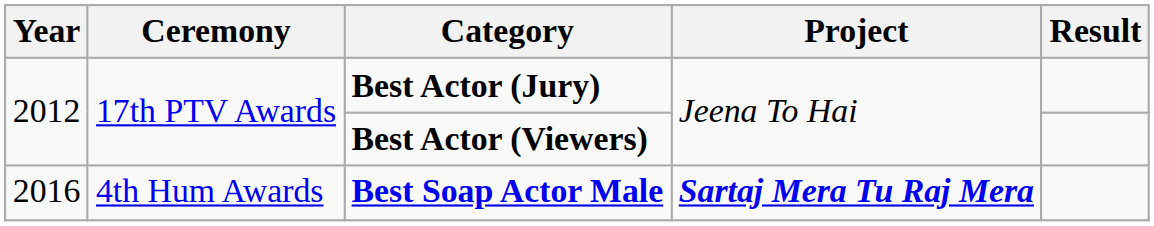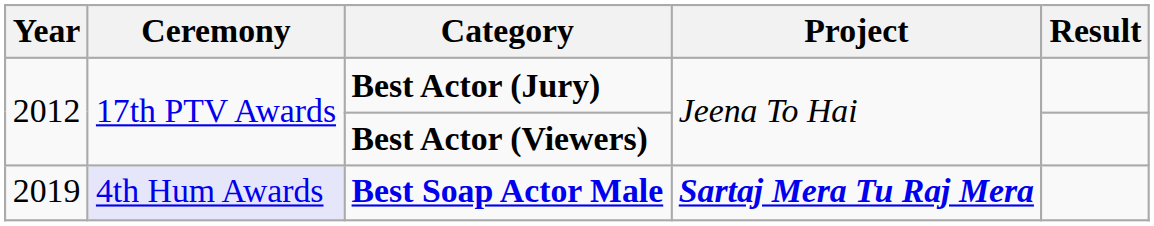(47, 191) 2016 -> (47, 191) 2019
(210, 191) no background -> (210, 191) lavender background
